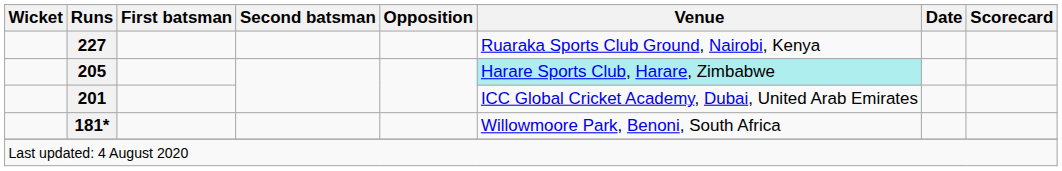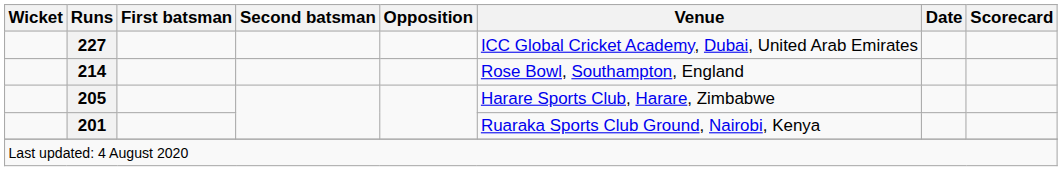(651, 44) Ruaraka Sports Club Ground, Nairobi, Kenya -> (699, 44) ICC Global Cricket Academy, Dubai, United Arab Emirates
+ row: (92, 71)
(628, 71) paleturquoise background -> (628, 98) no background
(699, 98) ICC Global Cricket Academy, Dubai, United Arab Emirates -> (651, 125) Ruaraka Sports Club Ground, Nairobi, Kenya
- row: (92, 125)
